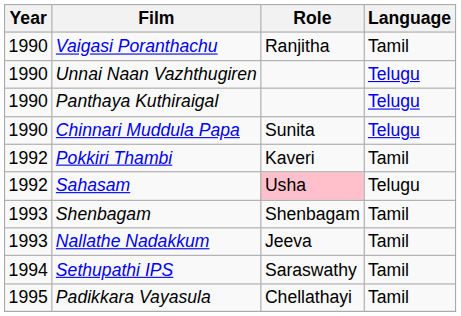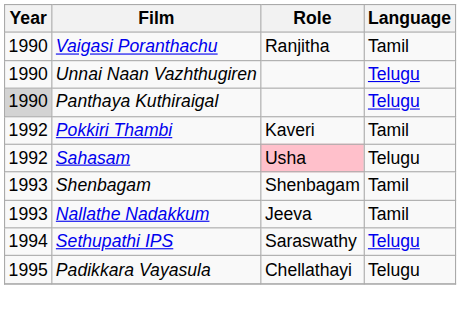(28, 102) no background -> (28, 102) lightgrey background
- row: (148, 130)
(388, 269) Tamil -> (394, 241) Telugu
(388, 297) Tamil -> (394, 269) Telugu
